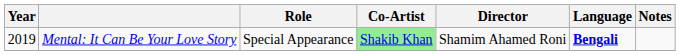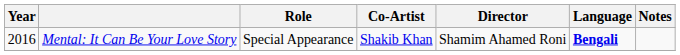(22, 39) 2019 -> (22, 39) 2016
(396, 39) lightgreen background -> (396, 39) no background
